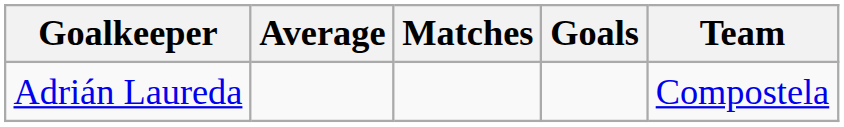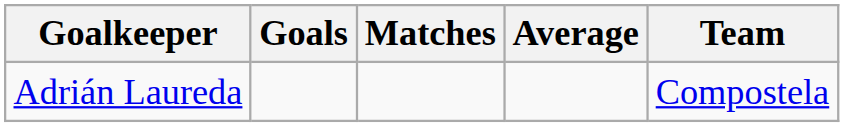columns swapped: (595, 33) <-> (322, 33)
